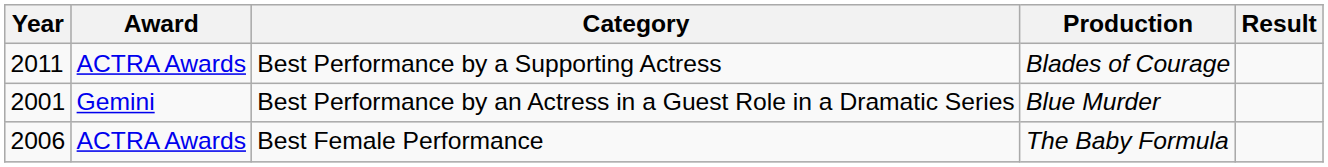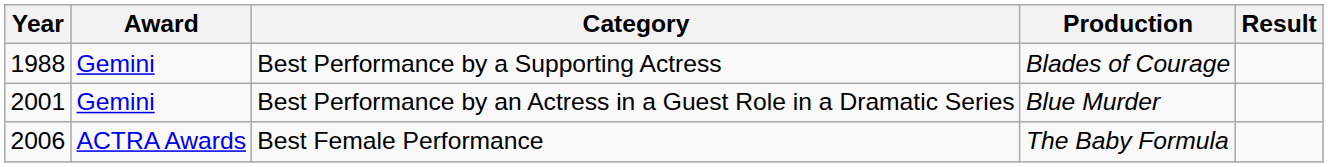(37, 63) 2011 -> (38, 63) 1988
(161, 63) ACTRA Awards -> (116, 63) Gemini
